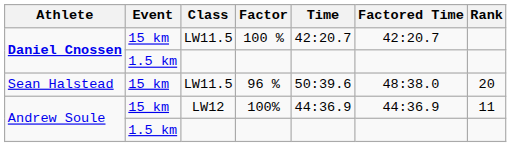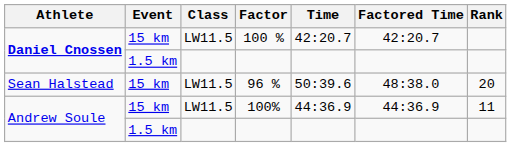(208, 107) LW12 -> (208, 107) LW11.5
